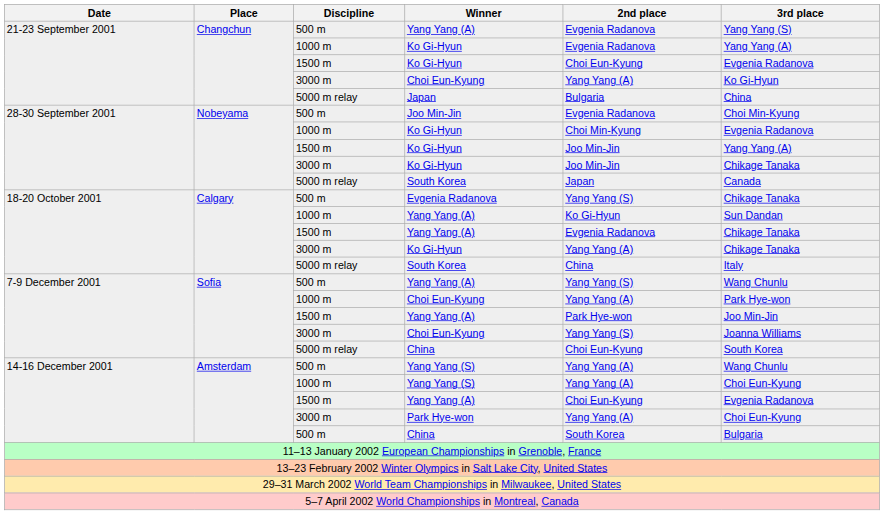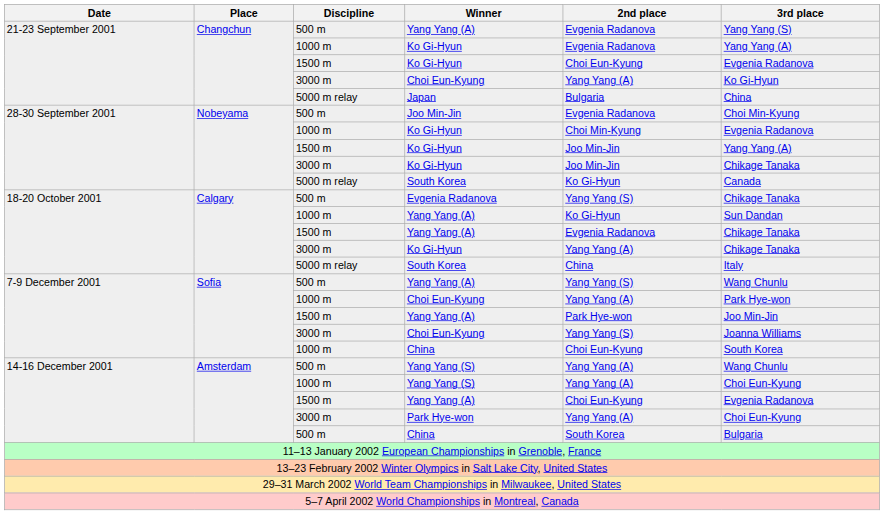(580, 181) Japan -> (593, 181) Ko Gi-Hyun
(327, 350) 5000 m relay -> (314, 350) 1000 m
